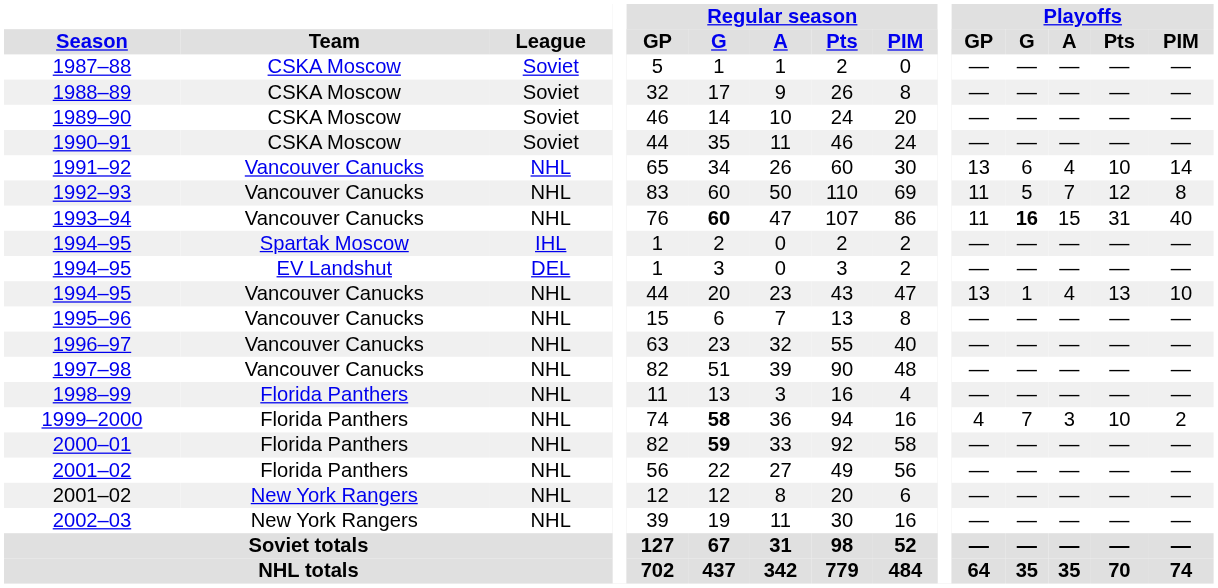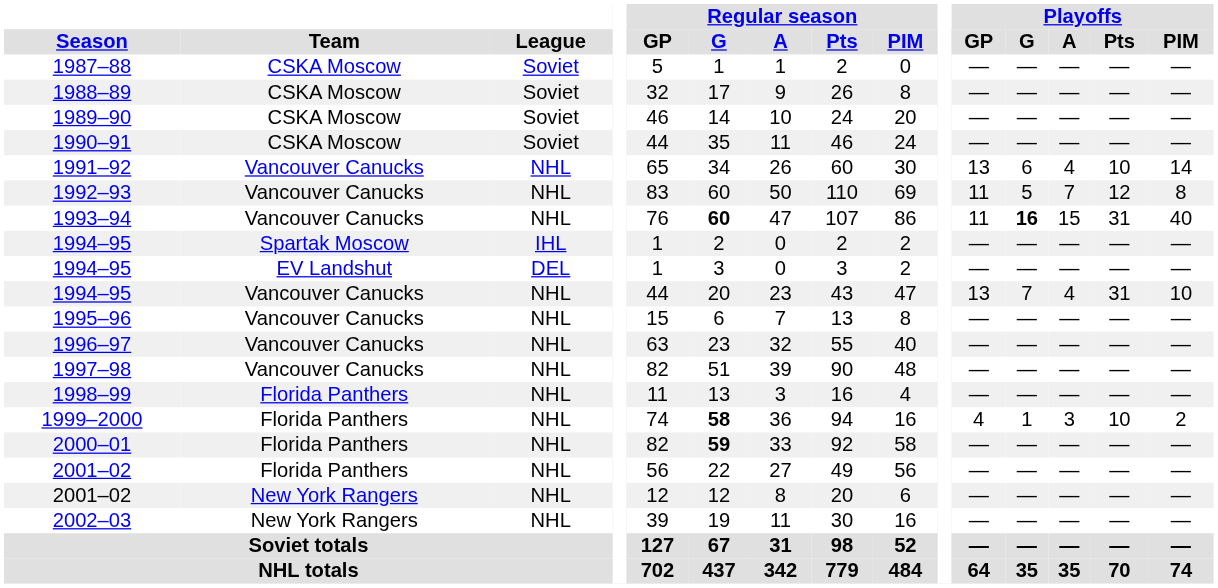(1027, 293) 1 -> (1027, 293) 7
(1119, 293) 13 -> (1119, 293) 31
(1027, 419) 7 -> (1027, 419) 1
